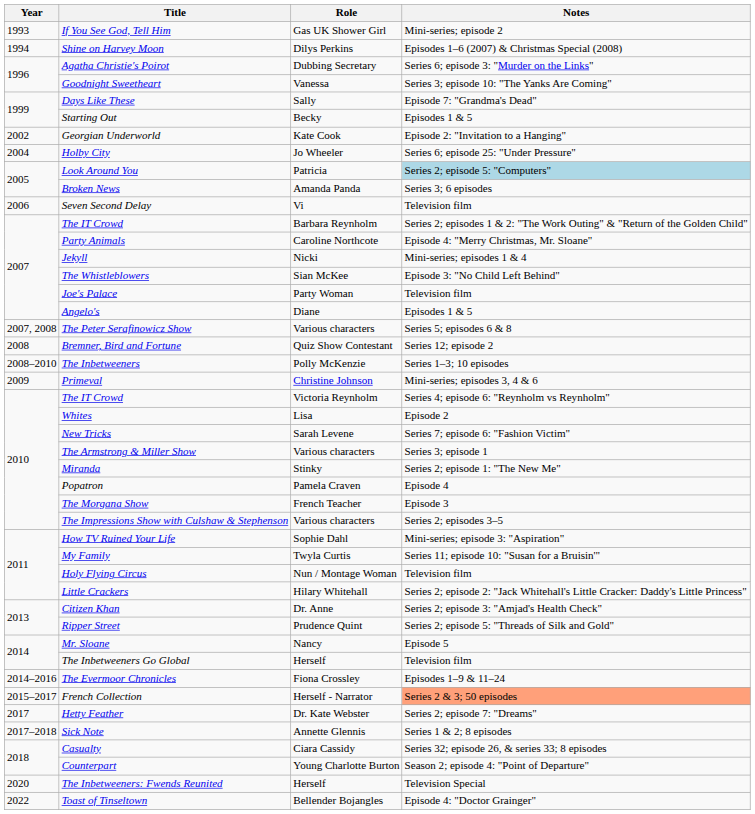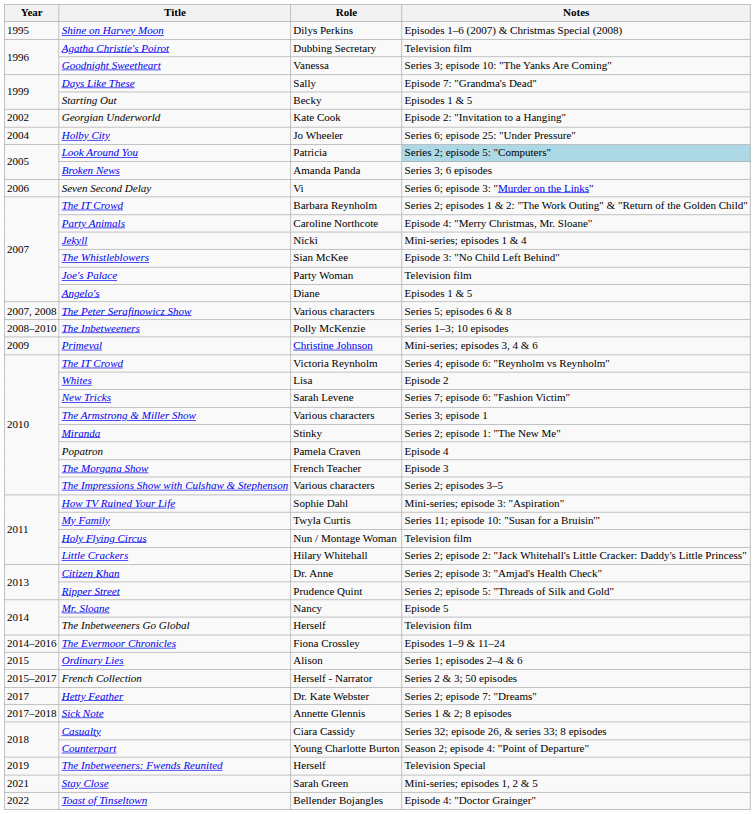- row: (116, 30)
(18, 48) 1994 -> (18, 30) 1995
(499, 65) Series 6; episode 3: "Murder on the Links" -> (438, 48) Television film
(438, 205) Television film -> (499, 188) Series 6; episode 3: "Murder on the Links"
- row: (121, 345)
+ row: (93, 661)
(461, 696) lightsalmon background -> (461, 678) no background
(18, 783) 2020 -> (18, 766) 2019
+ row: (85, 783)
